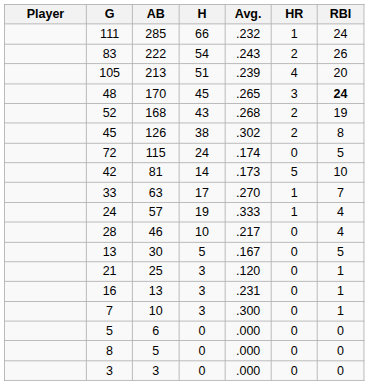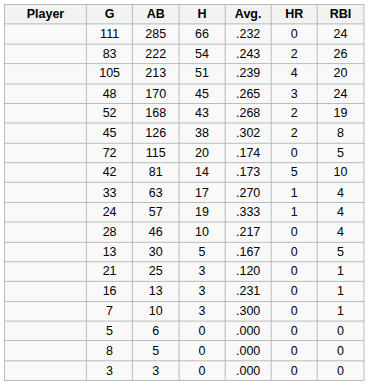(294, 34) 1 -> (294, 34) 0
(341, 93) bold -> (341, 93) normal
(202, 152) 24 -> (202, 152) 20
(341, 192) 7 -> (341, 192) 4
